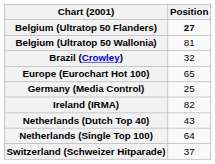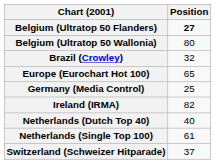(189, 43) 81 -> (189, 43) 80
(189, 120) 43 -> (189, 120) 40
(189, 136) 64 -> (189, 136) 61
